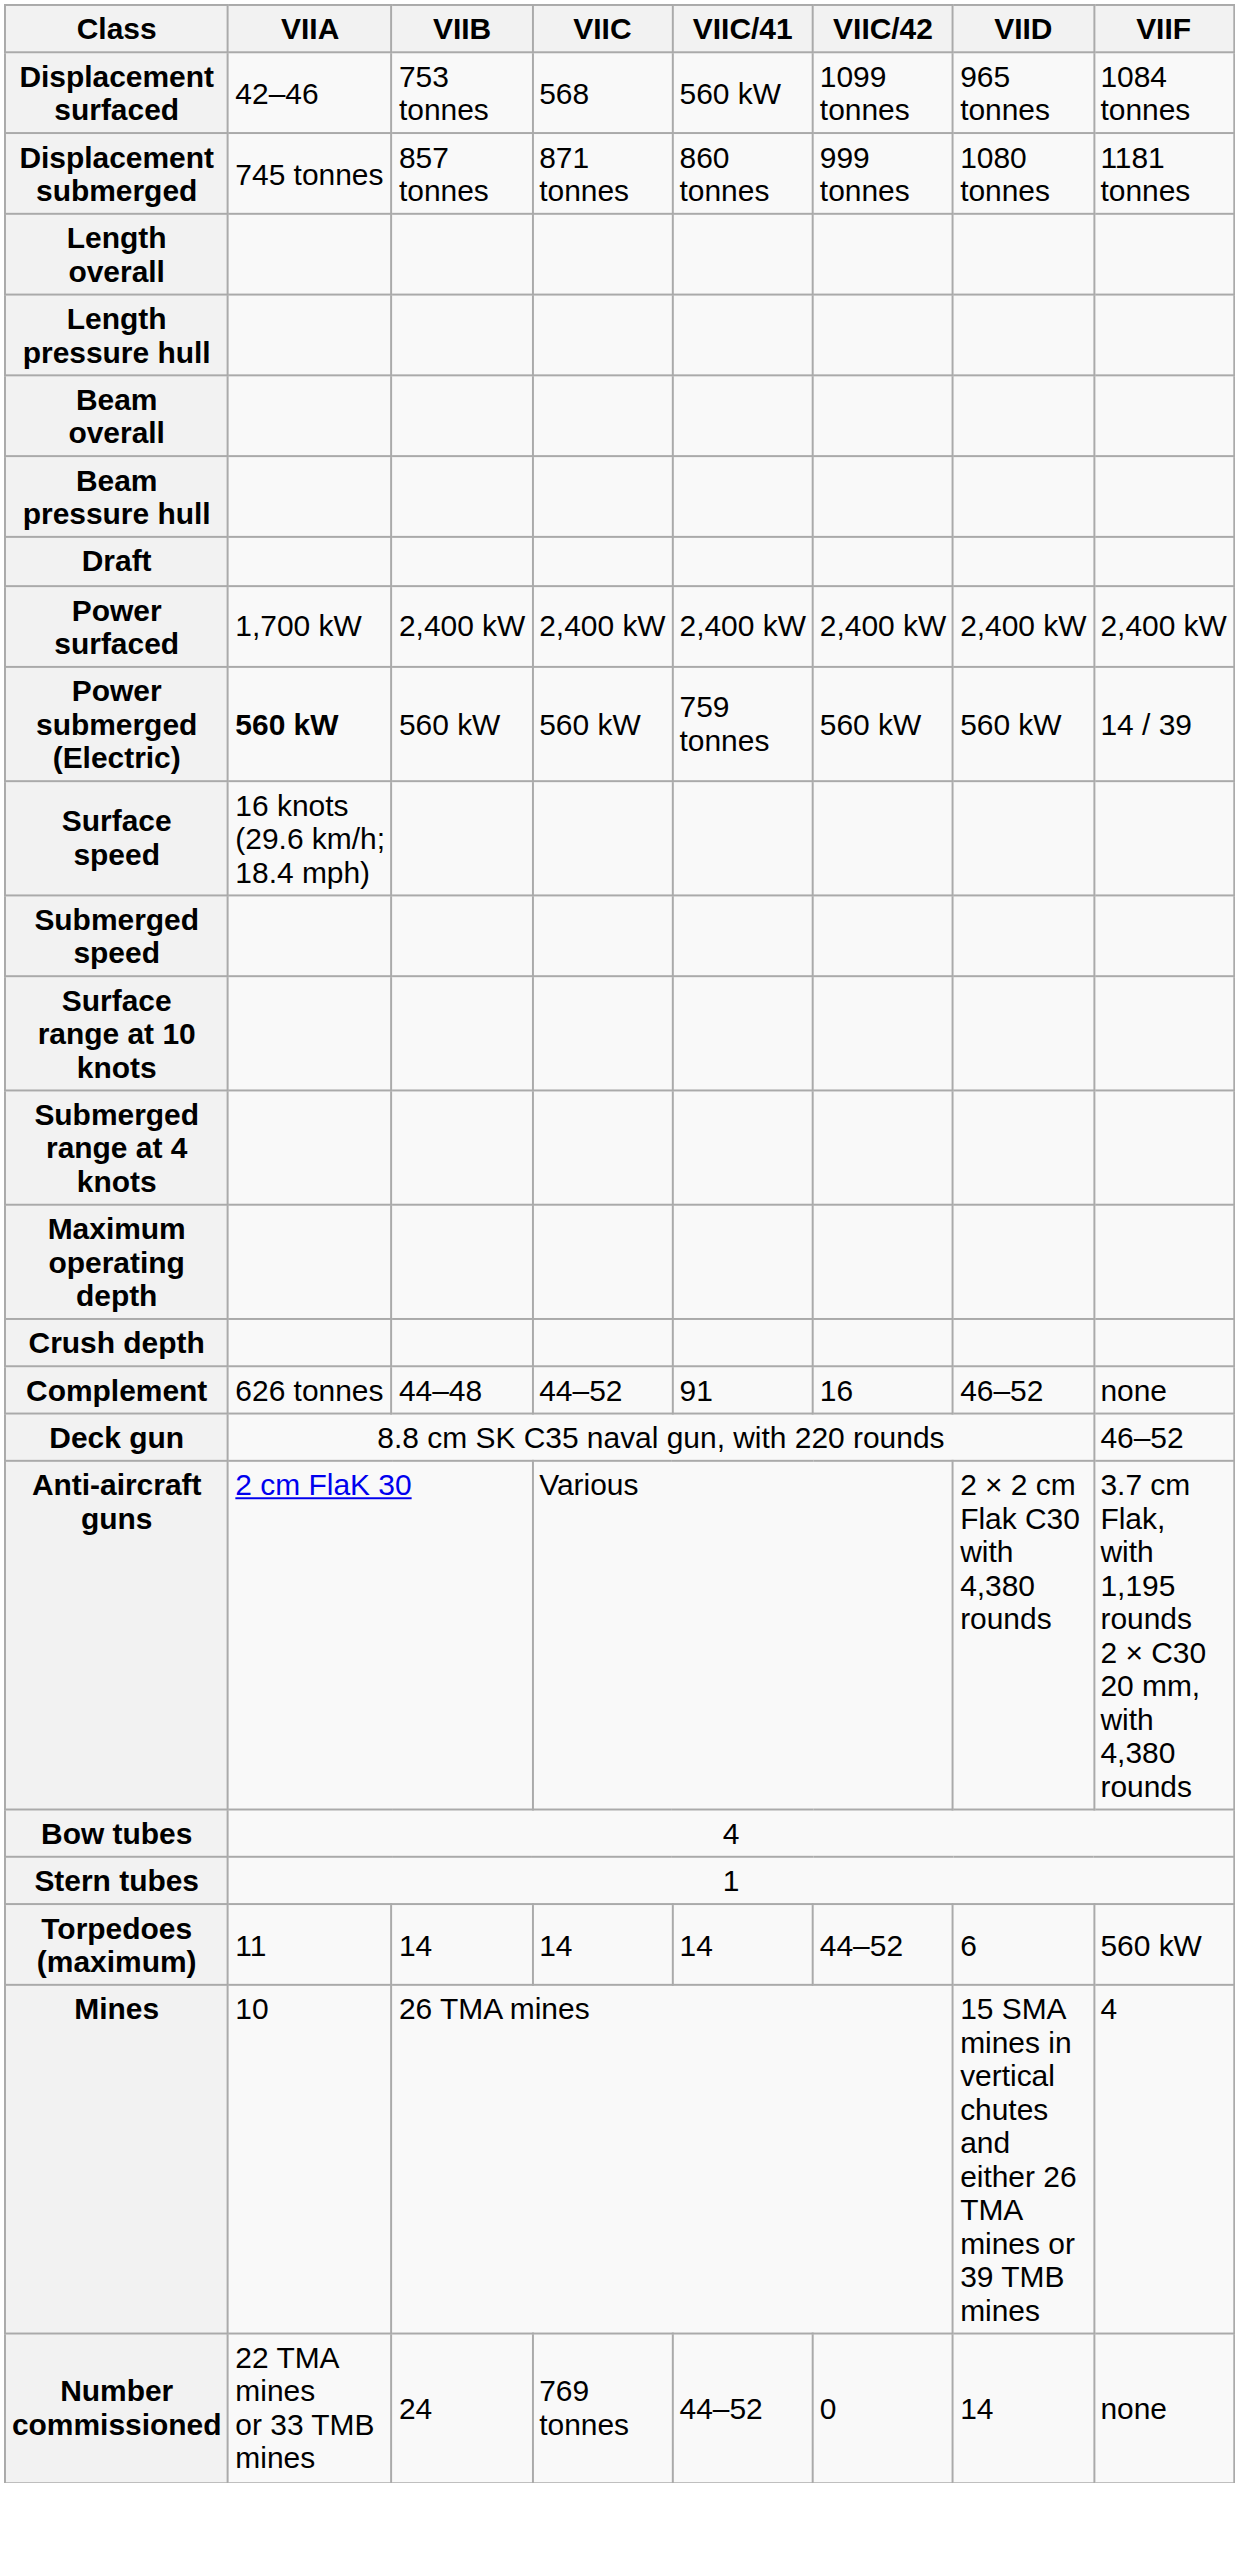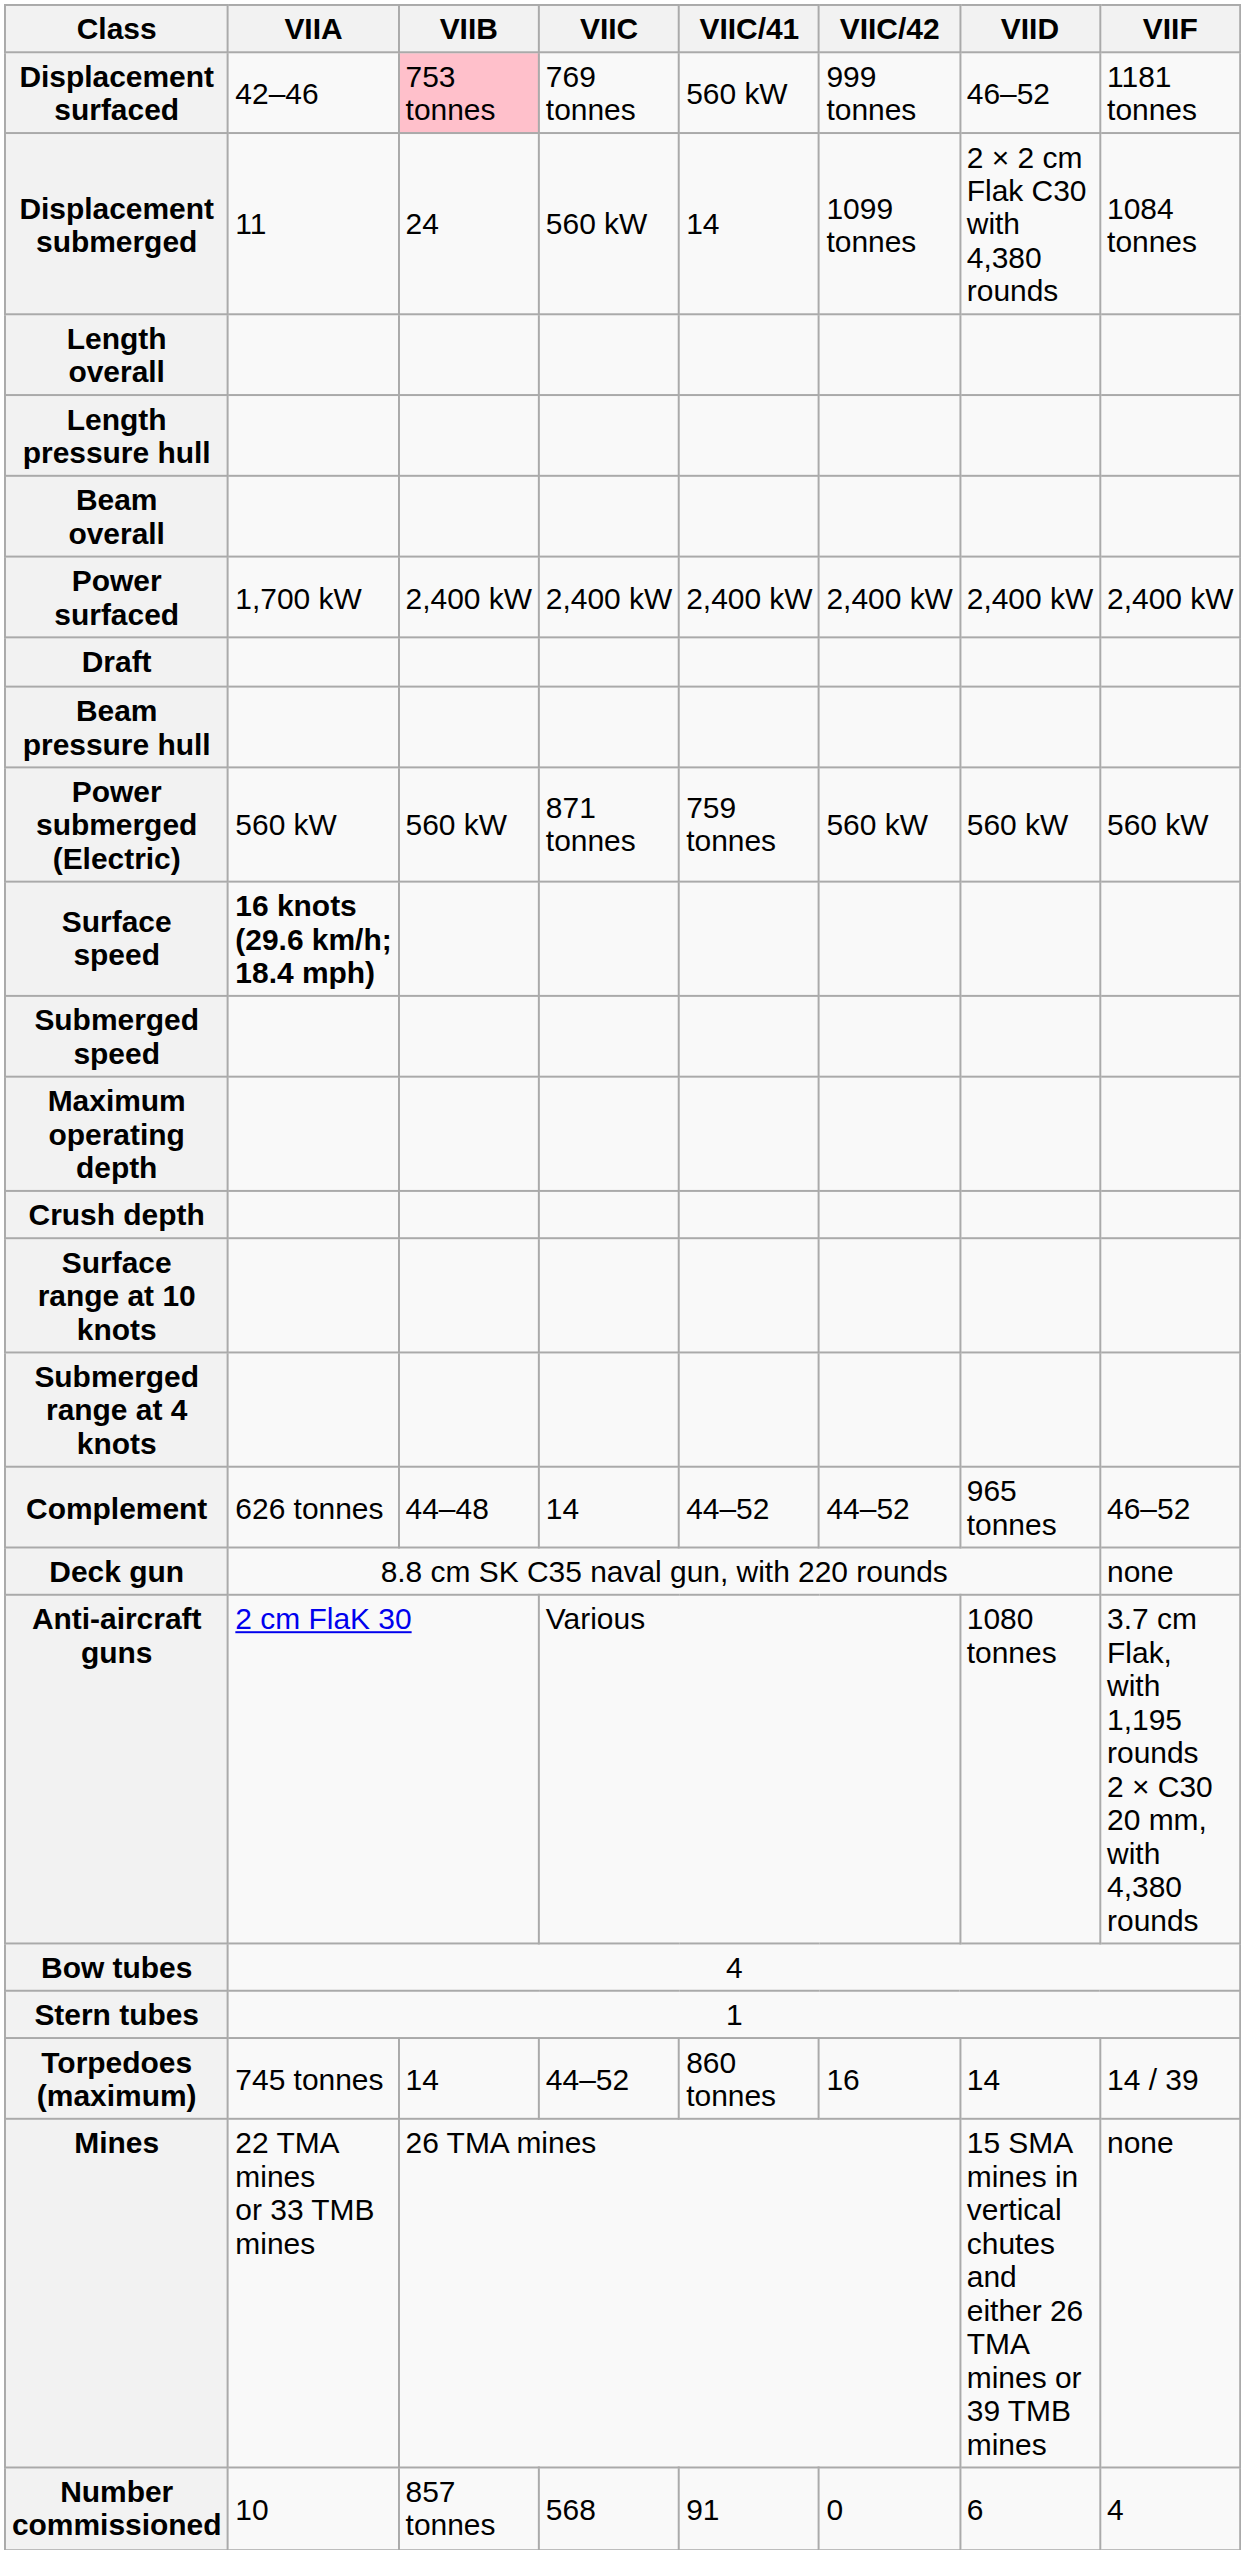(444, 93) no background -> (450, 93) pink background
(564, 93) 568 -> (591, 93) 769 tonnes
(865, 93) 1099 tonnes -> (871, 93) 999 tonnes
(1005, 93) 965 tonnes -> (1008, 93) 46–52
(1145, 93) 1084 tonnes -> (1152, 93) 1181 tonnes
(309, 174) 745 tonnes -> (251, 224) 11
(444, 174) 857 tonnes -> (422, 224) 24
(584, 174) 871 tonnes -> (597, 224) 560 kW
(724, 174) 860 tonnes -> (703, 224) 14
(865, 174) 999 tonnes -> (871, 224) 1099 tonnes
(1005, 174) 1080 tonnes -> (1027, 224) 2 × 2 cm Flak C30 with 4,380 rounds
(1145, 174) 1181 tonnes -> (1152, 224) 1084 tonnes
rows swapped: (117, 497) <-> (117, 626)
(287, 723) bold -> (286, 824) normal
(590, 723) 560 kW -> (591, 824) 871 tonnes
(1146, 723) 14 / 39 -> (1158, 824) 560 kW
(310, 838) normal -> (314, 938) bold
rows swapped: (117, 1033) <-> (117, 1262)
rows swapped: (117, 1147) <-> (117, 1343)
(581, 1390) 44–52 -> (563, 1507) 14
(696, 1390) 91 -> (728, 1507) 44–52
(836, 1390) 16 -> (868, 1507) 44–52
(1002, 1390) 46–52 -> (1012, 1507) 965 tonnes
(1134, 1390) none -> (1149, 1507) 46–52
(1142, 1438) 46–52 -> (1140, 1572) none
(1020, 1552) 2 × 2 cm Flak C30 with 4,380 rounds -> (1012, 1636) 1080 tonnes
(251, 1945) 11 -> (309, 2079) 745 tonnes
(556, 1945) 14 -> (587, 2079) 44–52
(696, 1945) 14 -> (731, 2079) 860 tonnes
(861, 1945) 44–52 -> (843, 2079) 16
(968, 1945) 6 -> (983, 2079) 14
(1151, 1945) 560 kW -> (1153, 2079) 14 / 39
(252, 2009) 10 -> (305, 2194) 22 TMA mines or 33 TMB mines
(1109, 2009) 4 -> (1140, 2143) none
(305, 2409) 22 TMA mines or 33 TMB mines -> (252, 2509) 10
(416, 2409) 24 -> (450, 2509) 857 tonnes
(584, 2409) 769 tonnes -> (571, 2509) 568
(721, 2409) 44–52 -> (703, 2509) 91
(977, 2409) 14 -> (975, 2509) 6
(1134, 2409) none -> (1115, 2509) 4
